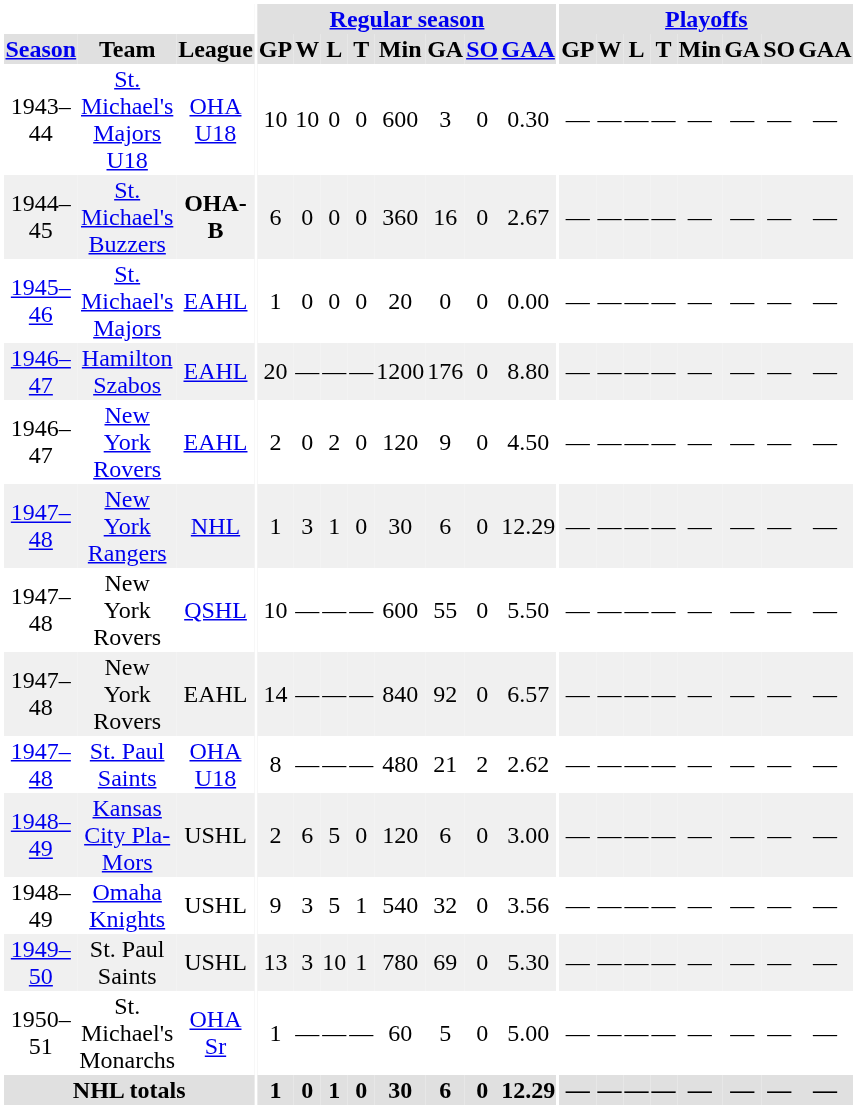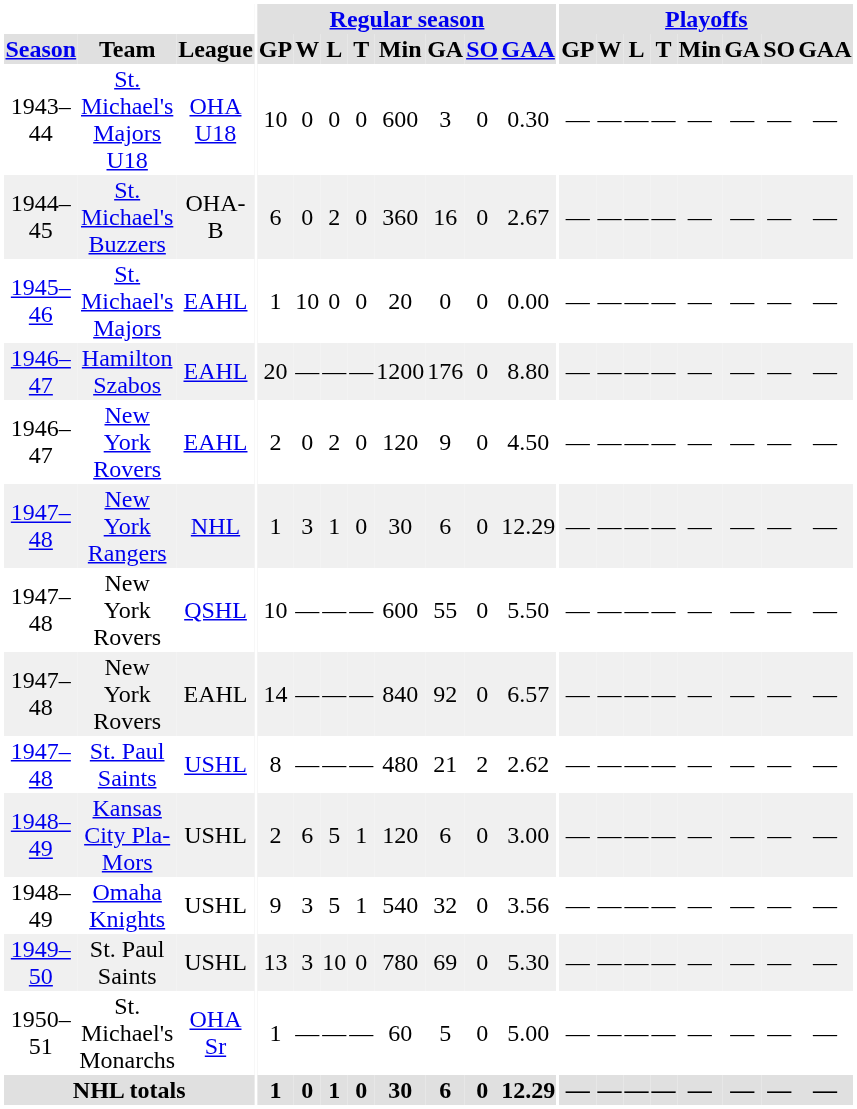(307, 119) 10 -> (307, 119) 0
(216, 216) bold -> (216, 216) normal
(334, 216) 0 -> (334, 216) 2
(307, 300) 0 -> (307, 300) 10
(215, 764) OHA U18 -> (216, 764) USHL
(361, 834) 0 -> (361, 834) 1
(361, 962) 1 -> (361, 962) 0
